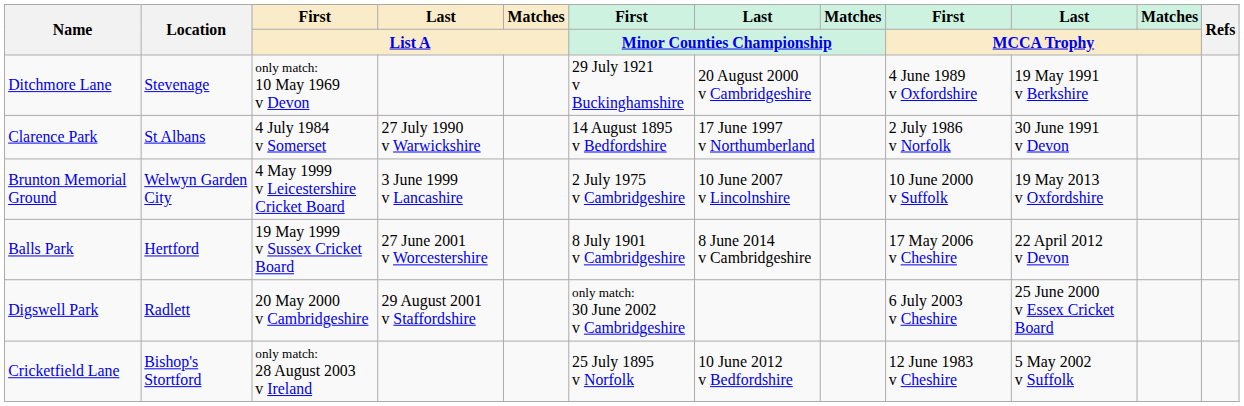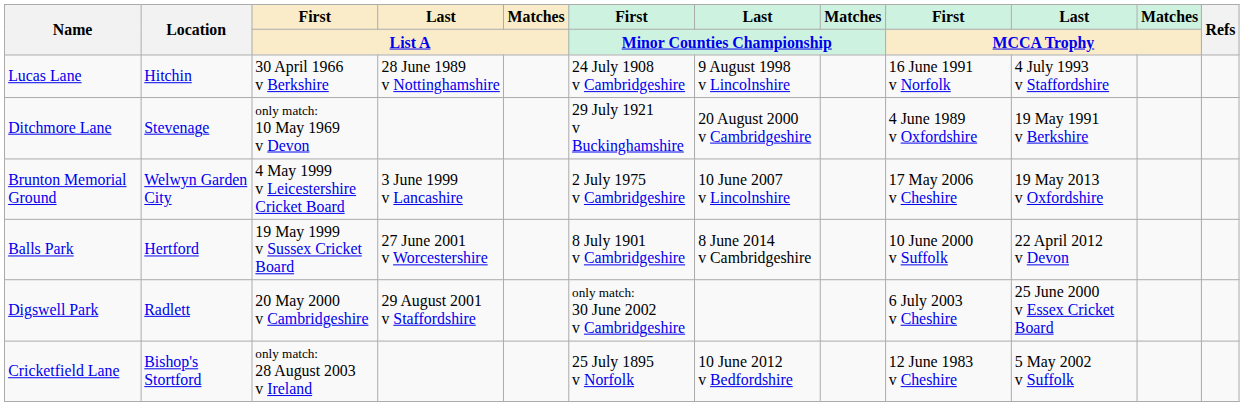+ row: (45, 76)
- row: (53, 136)
(931, 188) 10 June 2000 v Suffolk -> (931, 188) 17 May 2006 v Cheshire
(931, 249) 17 May 2006 v Cheshire -> (931, 249) 10 June 2000 v Suffolk
